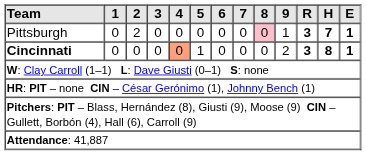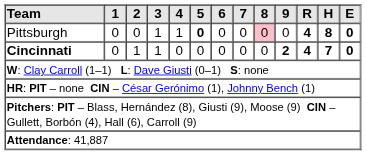(137, 32) 2 -> (137, 32) 0
(158, 32) 0 -> (158, 32) 1
(179, 32) 0 -> (179, 32) 1
(201, 32) normal -> (201, 32) bold
(286, 32) 1 -> (286, 32) 0
(307, 32) 3 -> (307, 32) 4
(328, 32) 7 -> (328, 32) 8
(350, 32) 1 -> (350, 32) 0
(137, 51) 0 -> (137, 51) 1
(158, 51) 0 -> (158, 51) 1
(179, 51) lightsalmon background -> (179, 51) no background
(201, 51) 1 -> (201, 51) 0
(286, 51) normal -> (286, 51) bold
(307, 51) 3 -> (307, 51) 4
(328, 51) 8 -> (328, 51) 7
(350, 51) 1 -> (350, 51) 0
